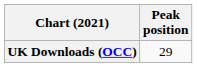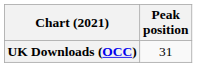(166, 51) 29 -> (166, 51) 31
